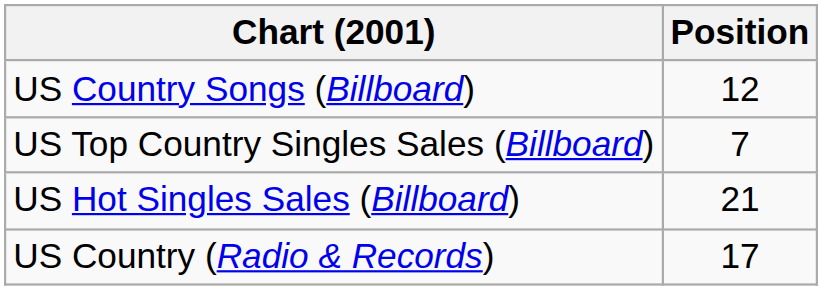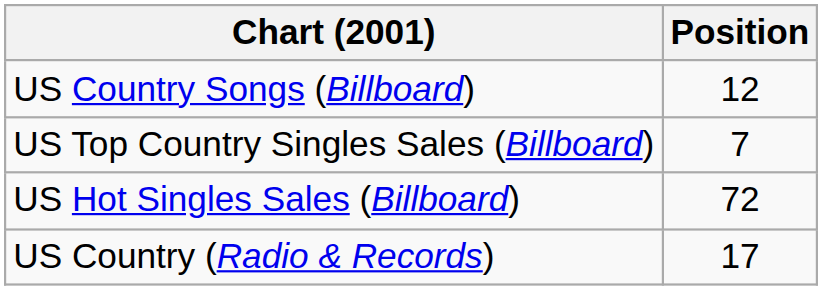(740, 199) 21 -> (740, 199) 72
